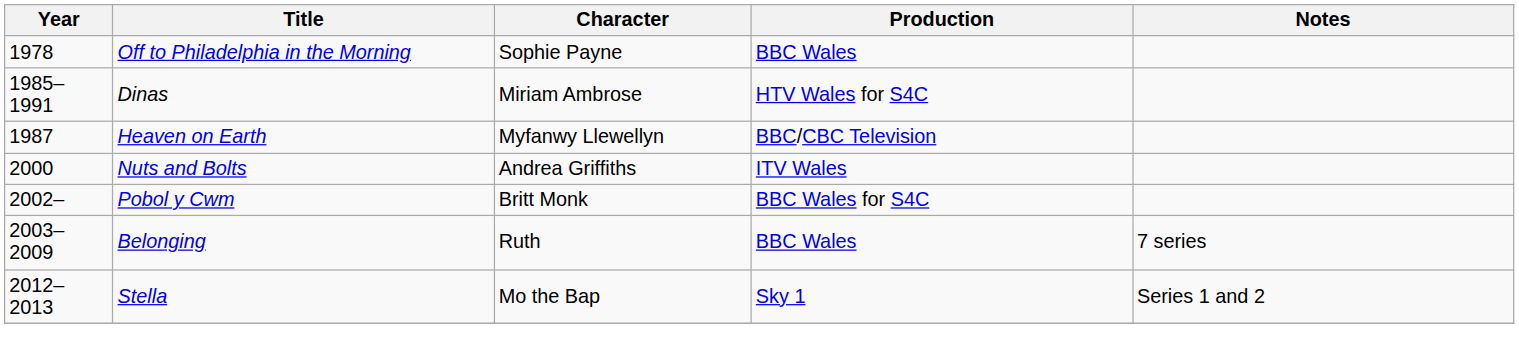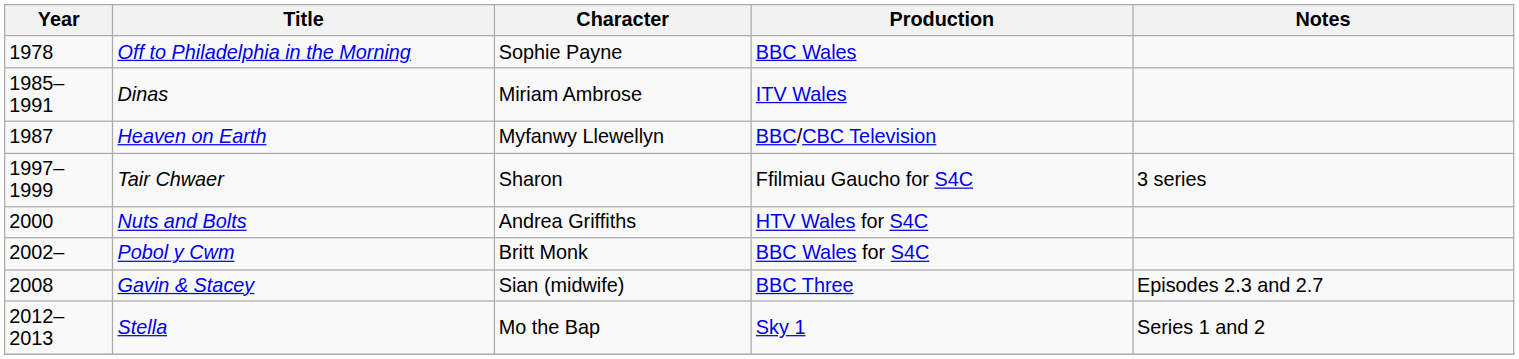(842, 94) HTV Wales for S4C -> (801, 94) ITV Wales
+ row: (171, 179)
(801, 168) ITV Wales -> (842, 222) HTV Wales for S4C
- row: (162, 242)
+ row: (186, 285)
